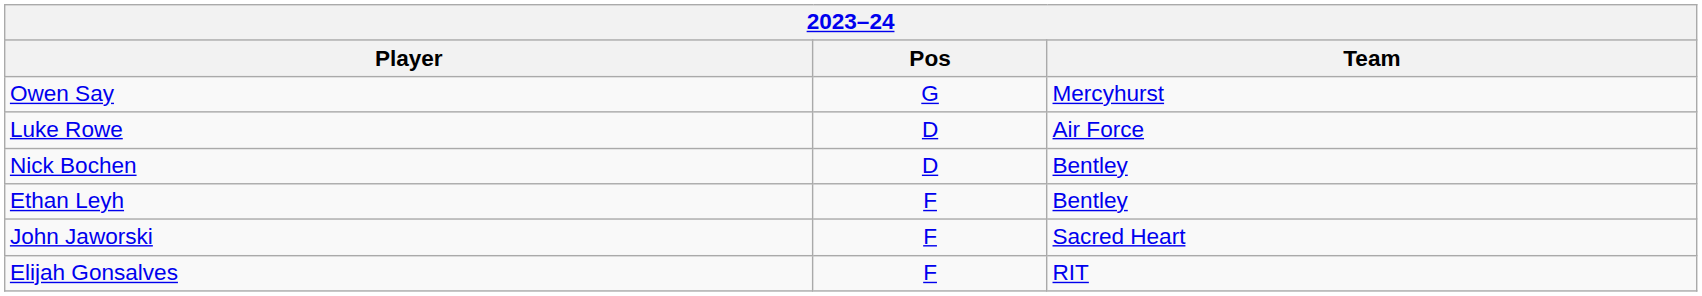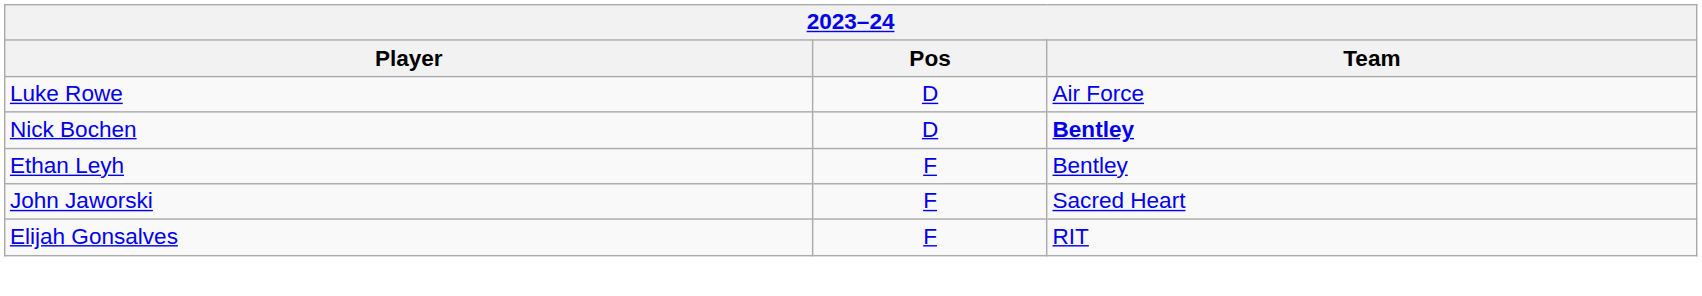- row: (62, 93)
(1090, 165) normal -> (1093, 129) bold
